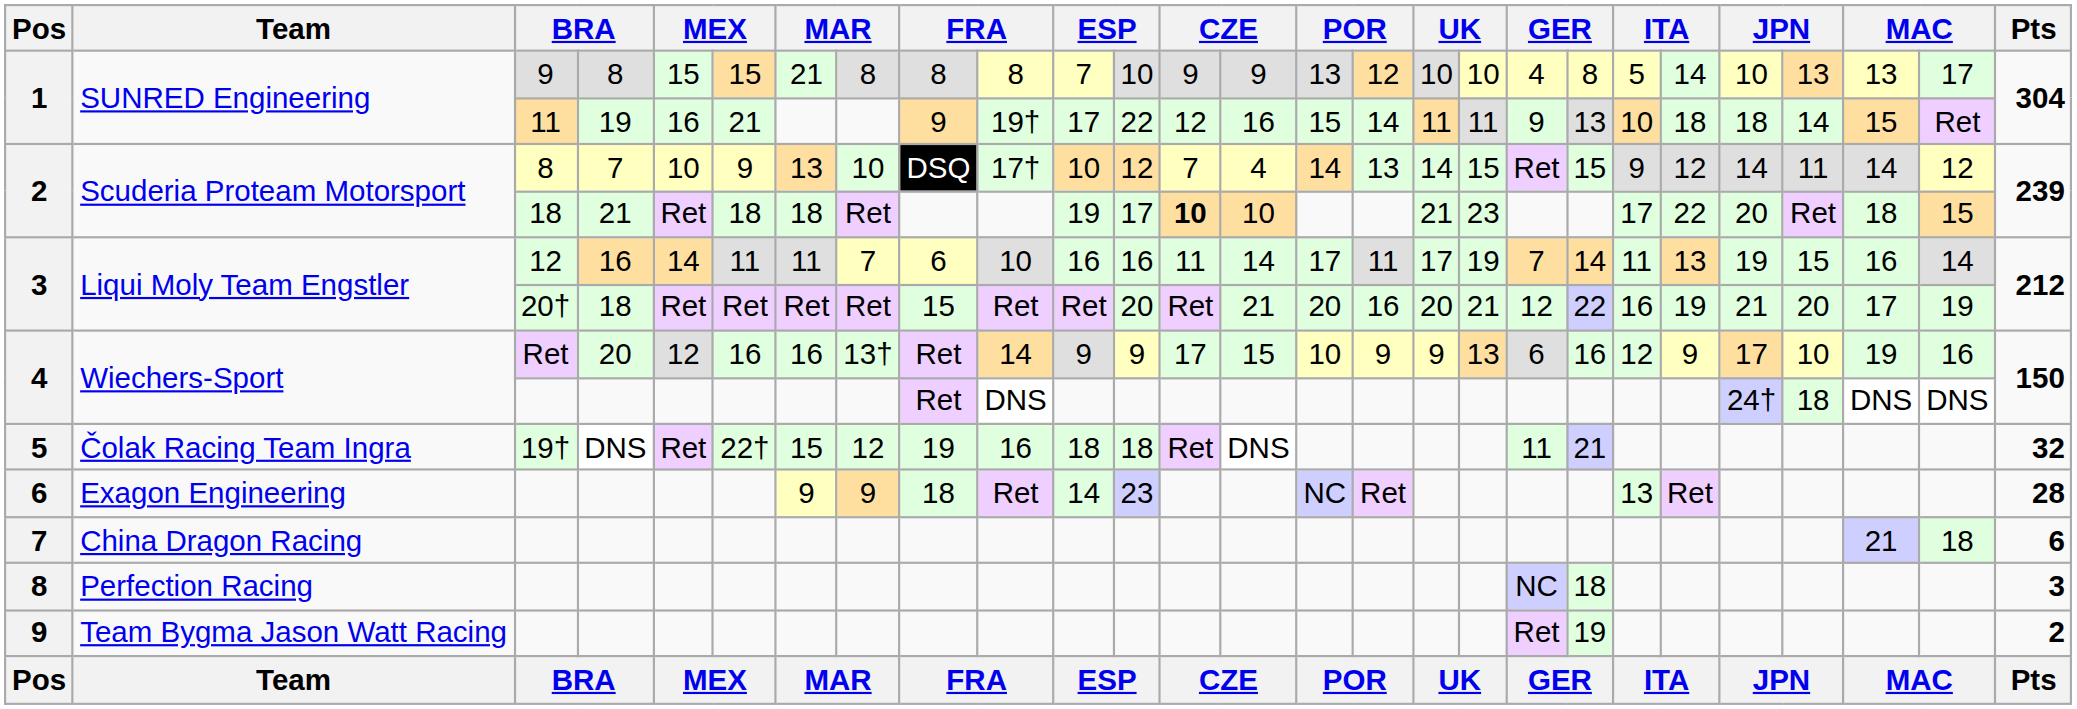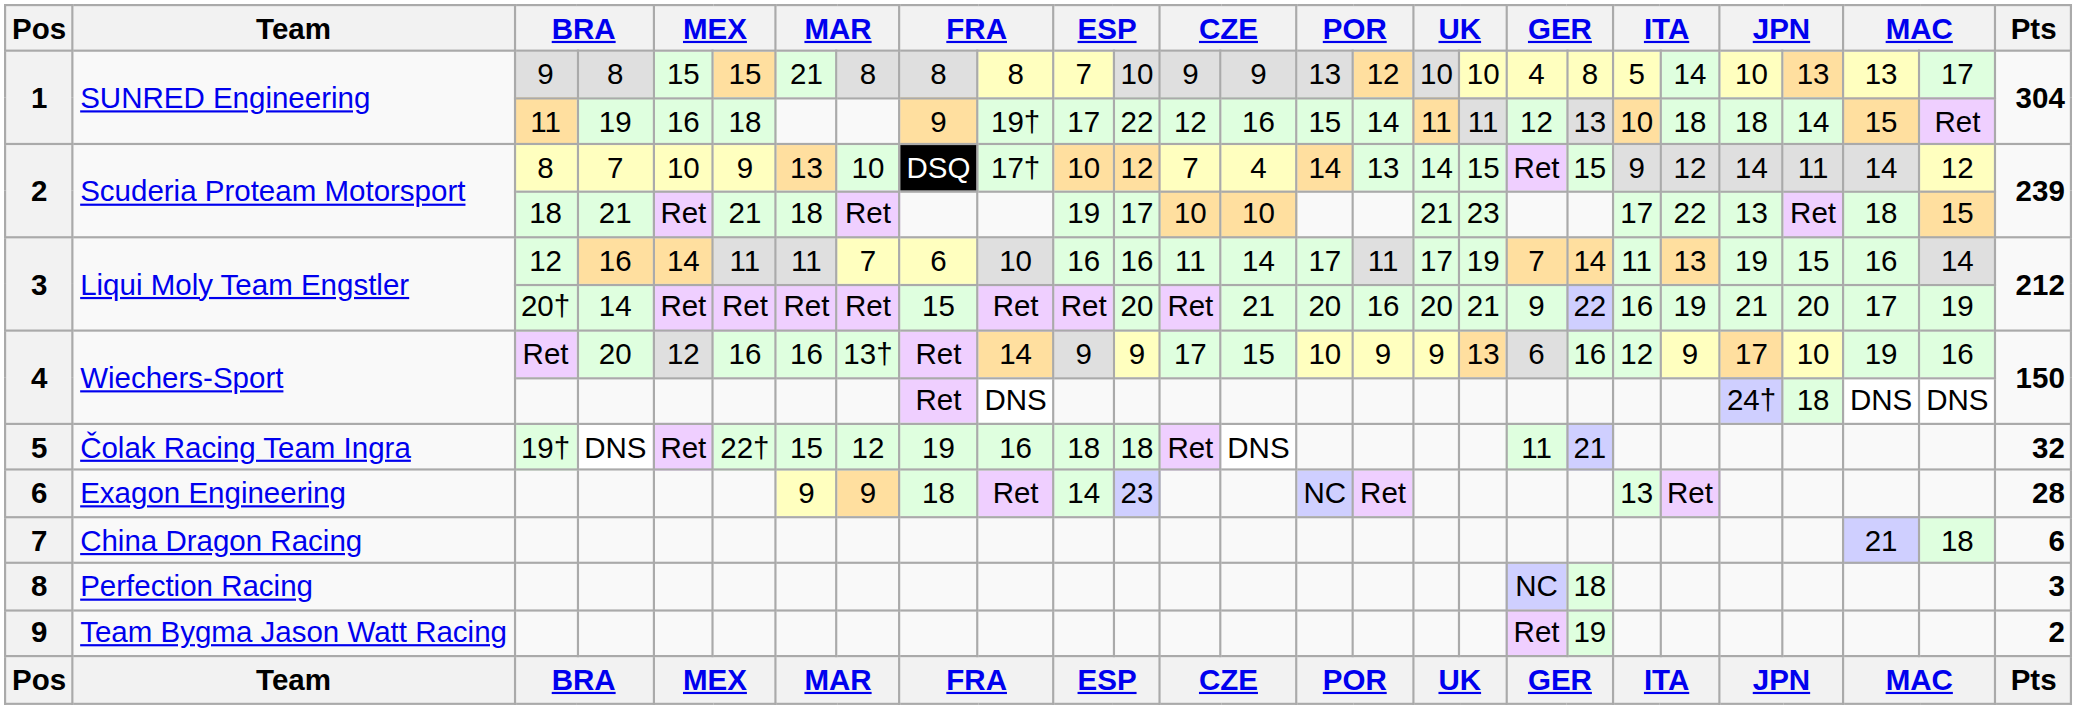(745, 121) 21 -> (745, 121) 18
(1537, 121) 9 -> (1537, 121) 12
(745, 214) 18 -> (745, 214) 21
(1190, 214) bold -> (1190, 214) normal
(1752, 214) 20 -> (1752, 214) 13
(615, 307) 18 -> (615, 307) 14
(1537, 307) 12 -> (1537, 307) 9
